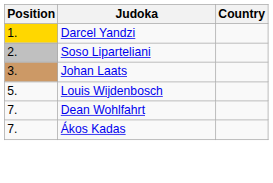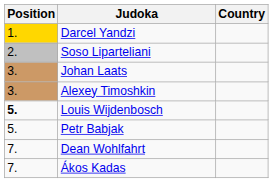+ row: (108, 91)
(12, 91) normal -> (12, 110) bold
+ row: (92, 129)
